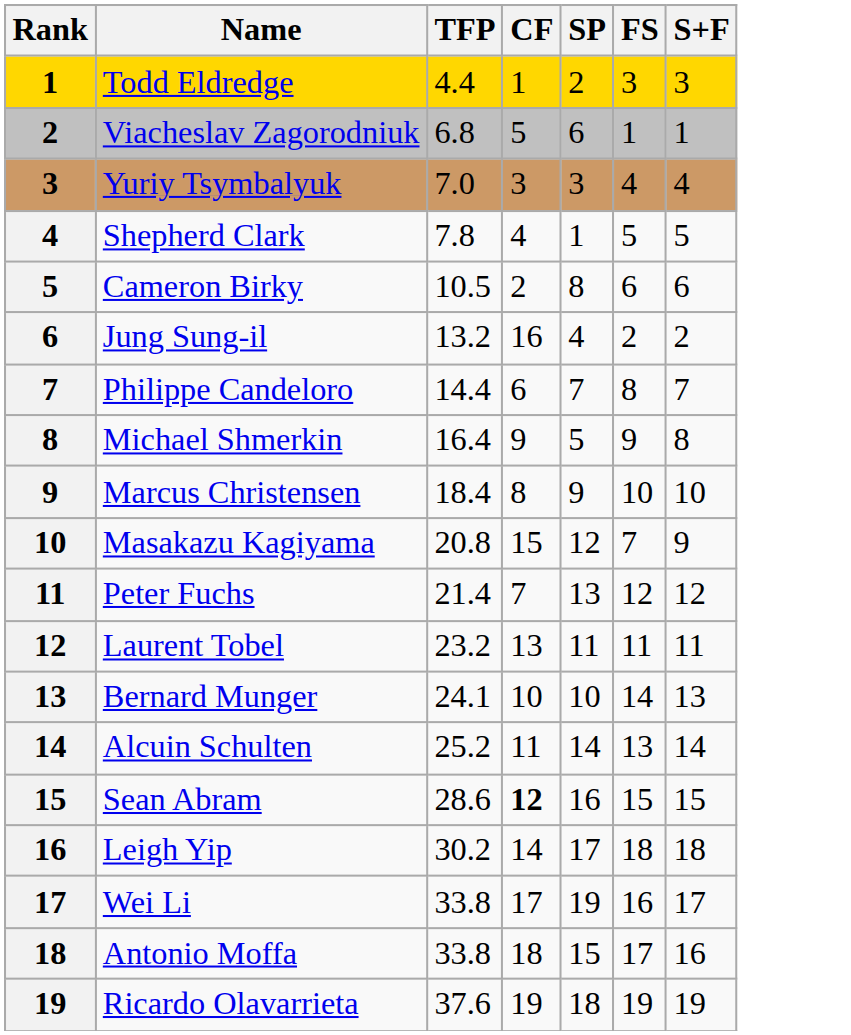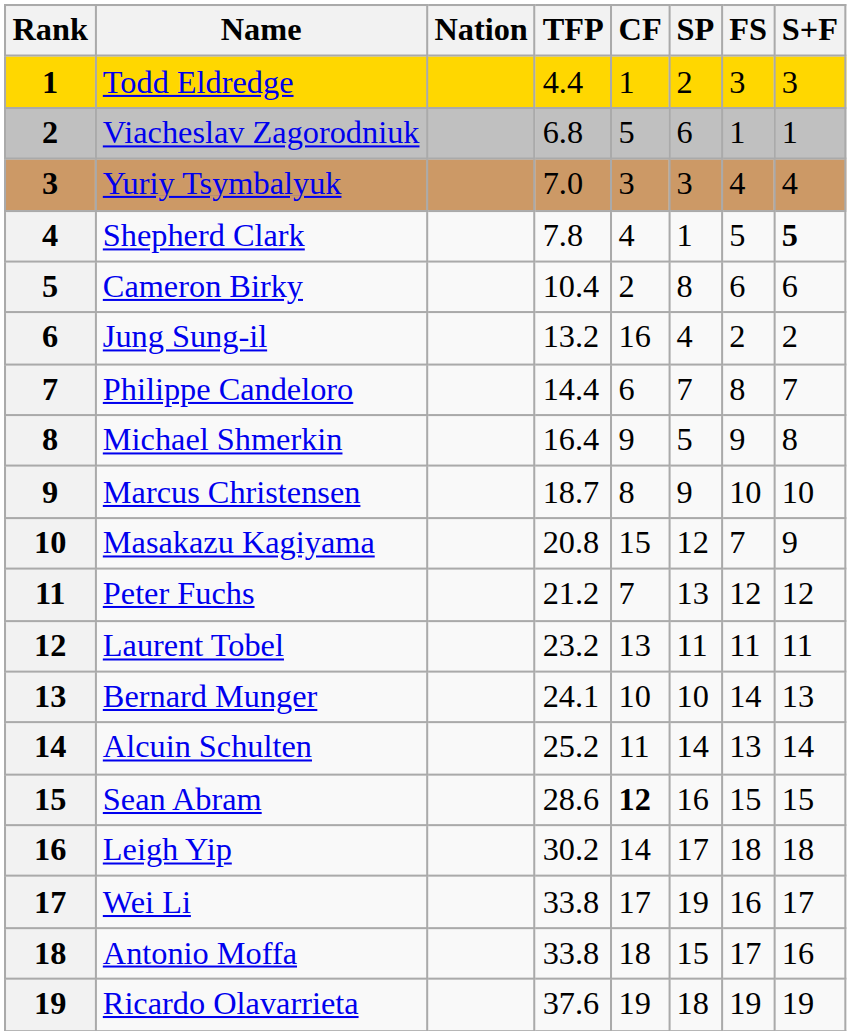+ column: (481, 30)
(682, 235) normal -> (790, 235) bold
(463, 286) 10.5 -> (571, 286) 10.4
(463, 491) 18.4 -> (571, 491) 18.7
(463, 593) 21.4 -> (571, 593) 21.2
